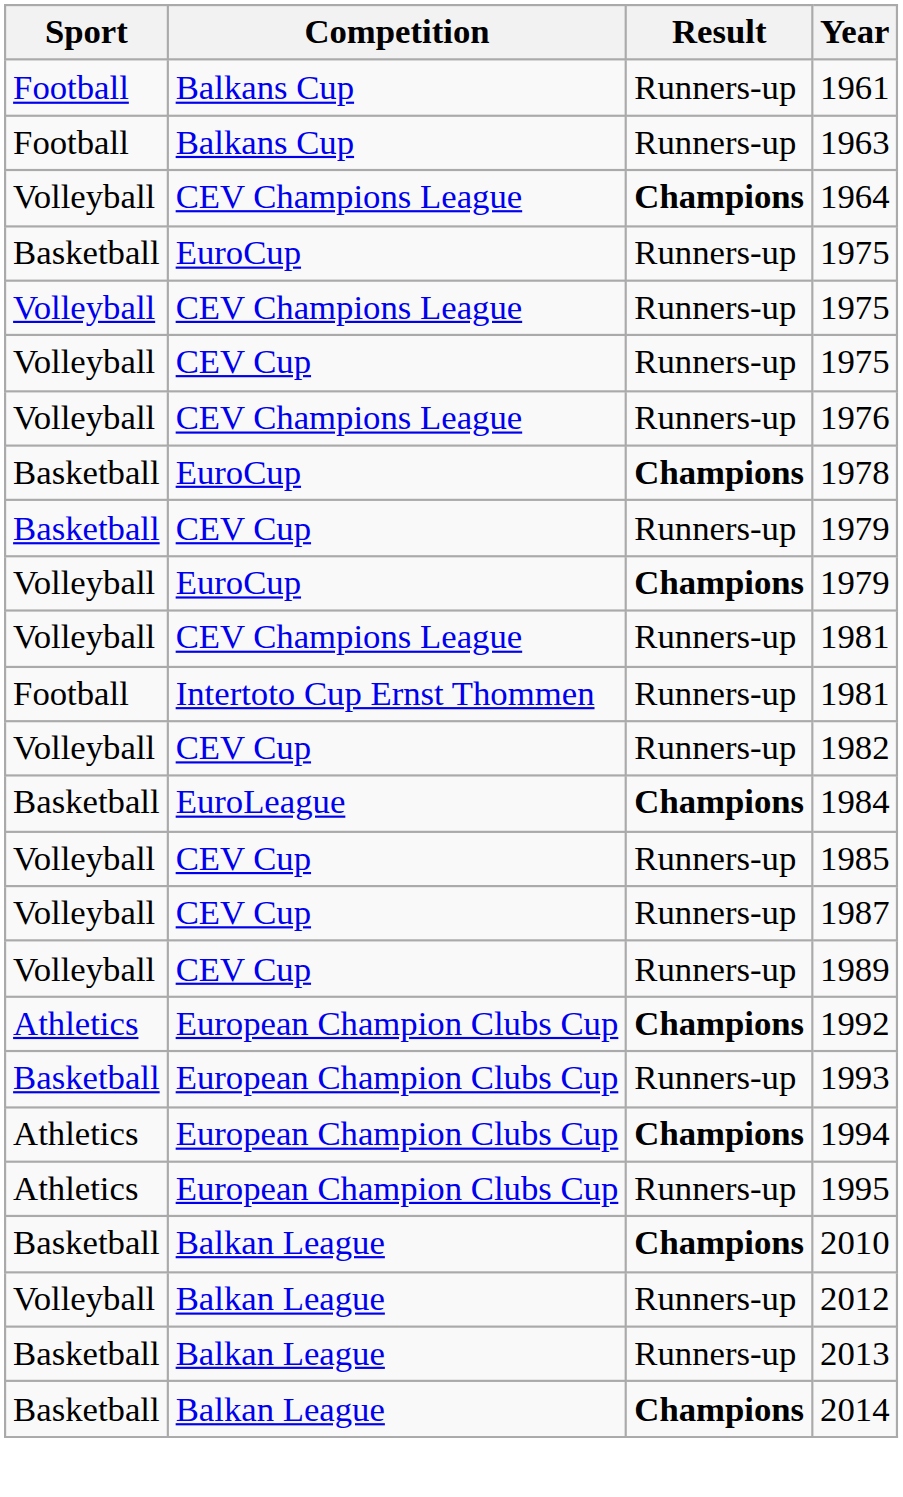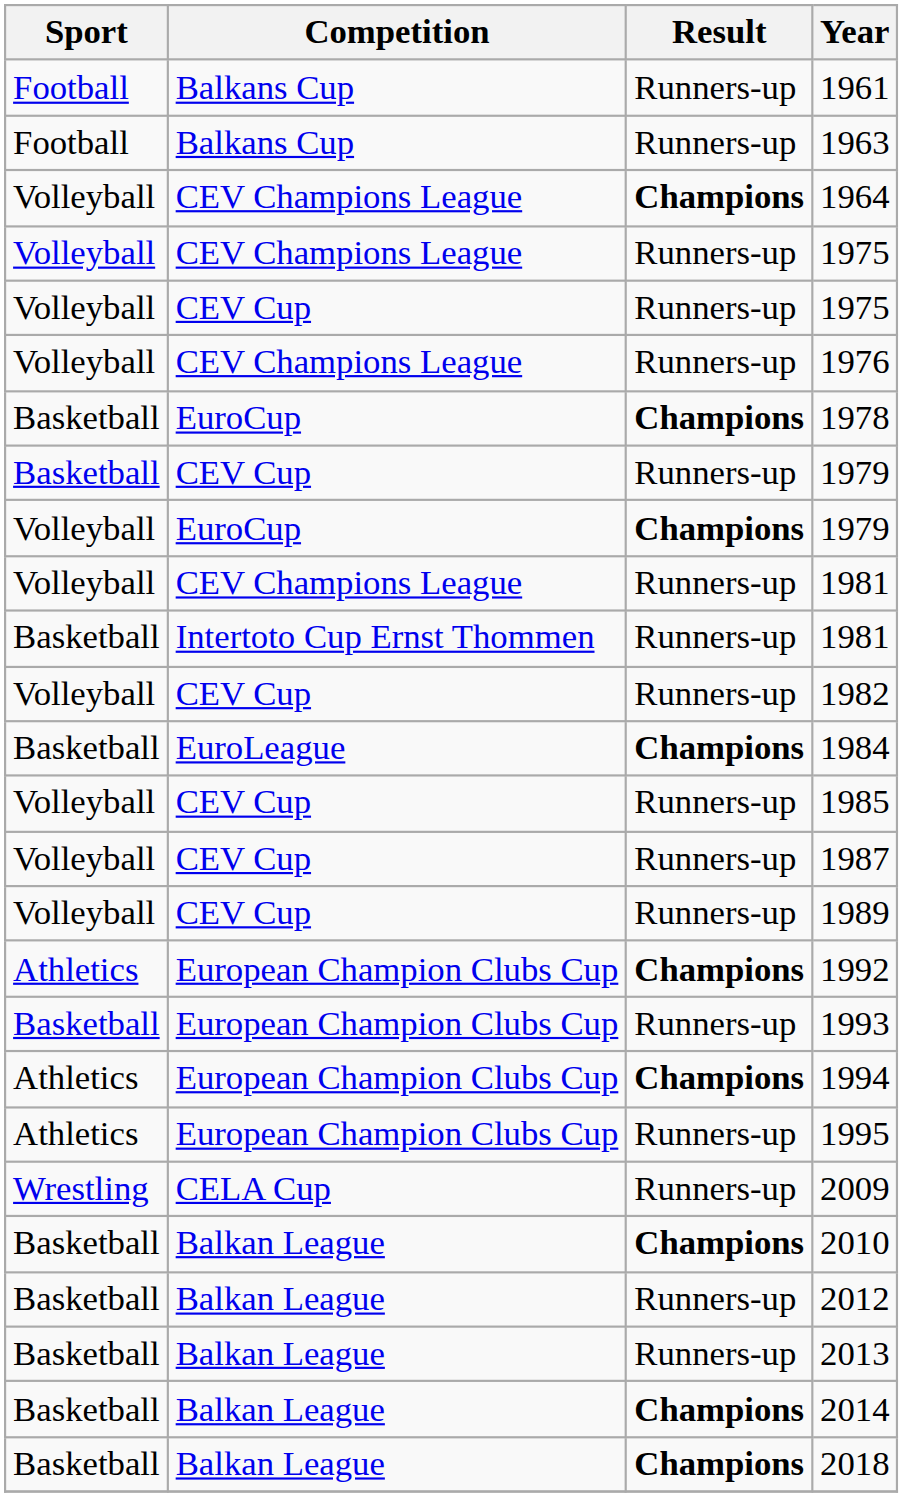- row: (238, 252)
(71, 692) Football -> (86, 637) Basketball
+ row: (253, 1188)
(84, 1298) Volleyball -> (86, 1298) Basketball
+ row: (280, 1463)
